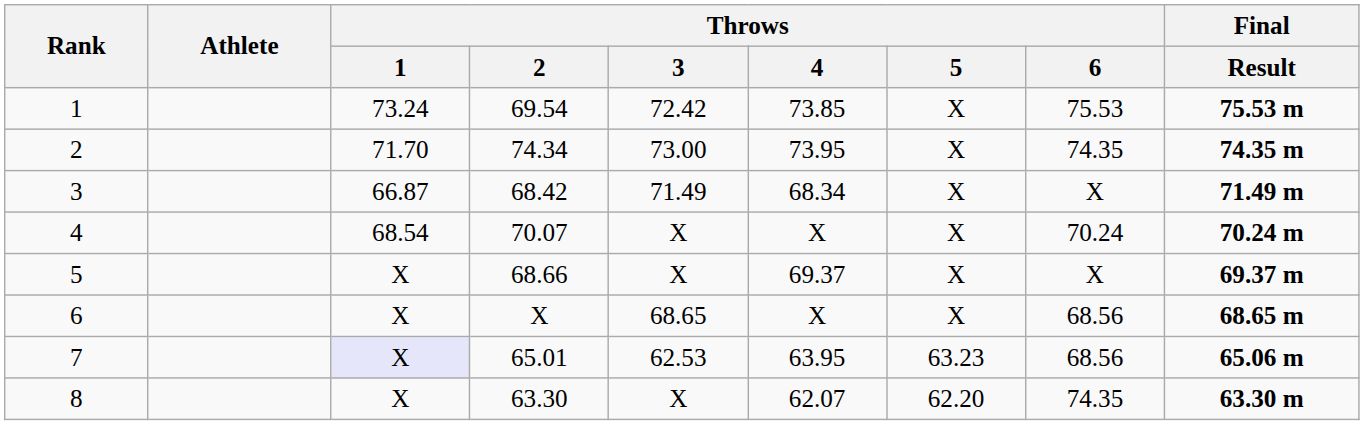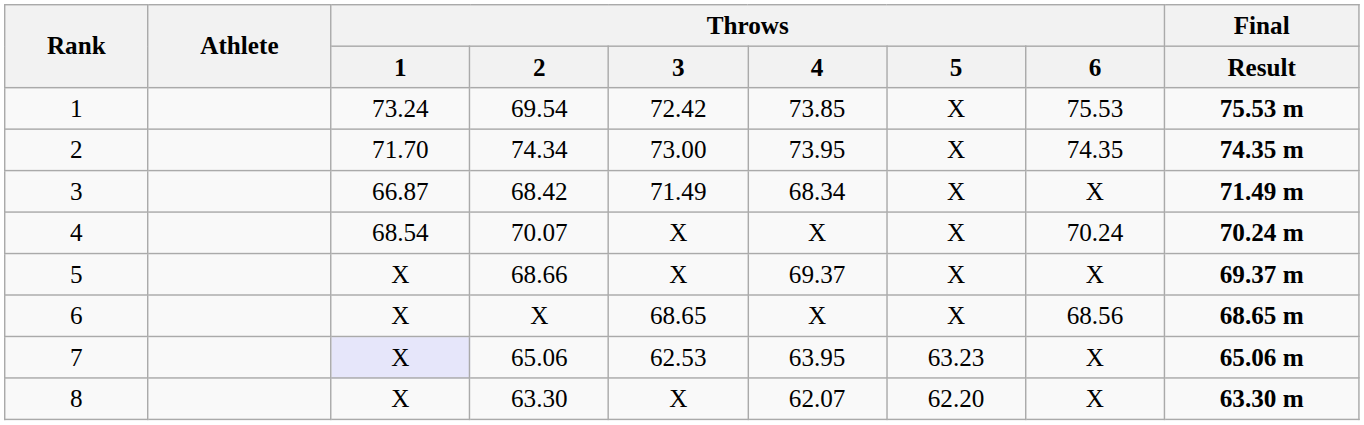(539, 356) 65.01 -> (539, 356) 65.06
(1095, 356) 68.56 -> (1095, 356) X
(1095, 398) 74.35 -> (1095, 398) X
